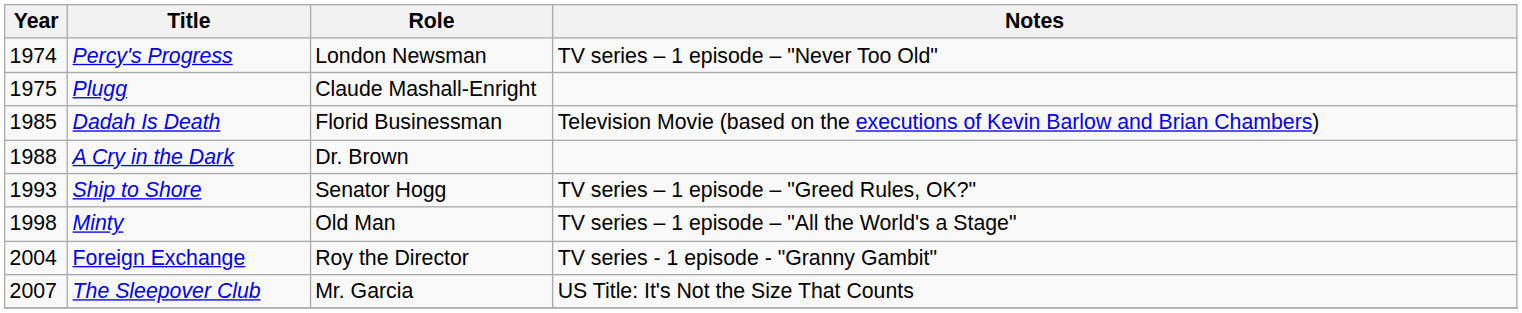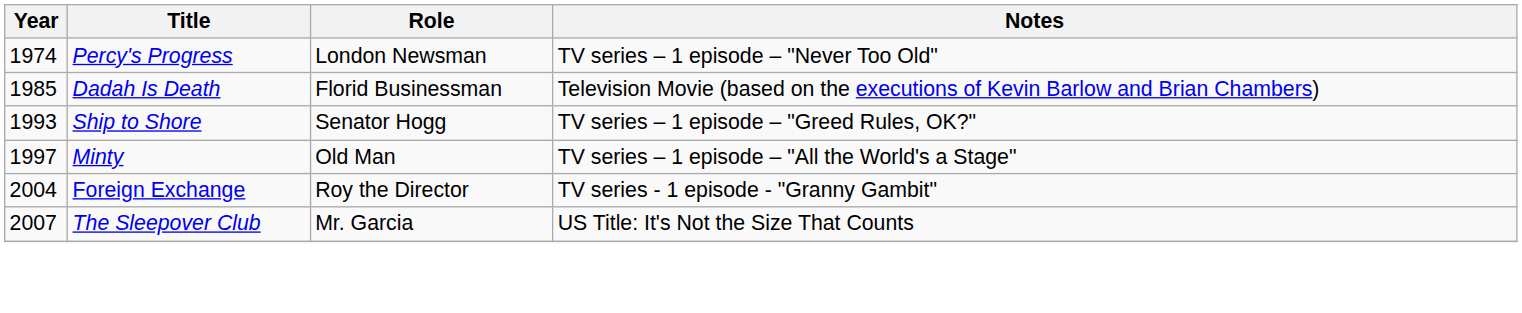- row: (100, 88)
- row: (153, 156)
(33, 223) 1998 -> (33, 156) 1997
